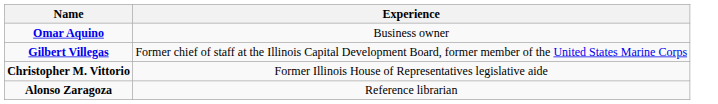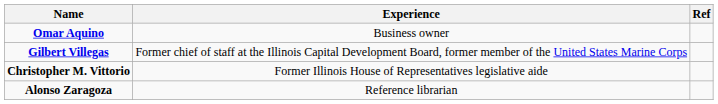+ column: (702, 14)
